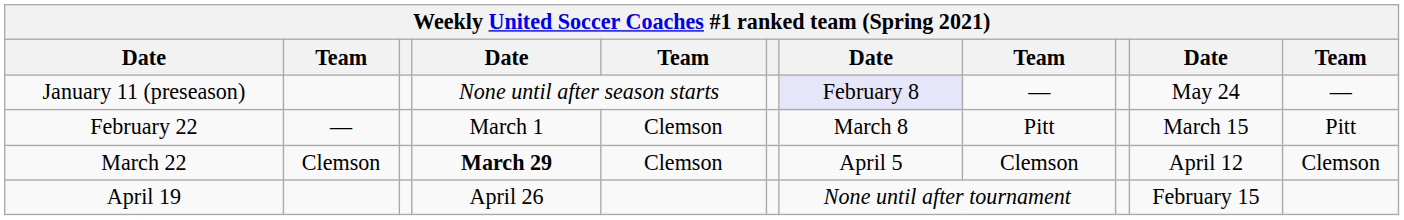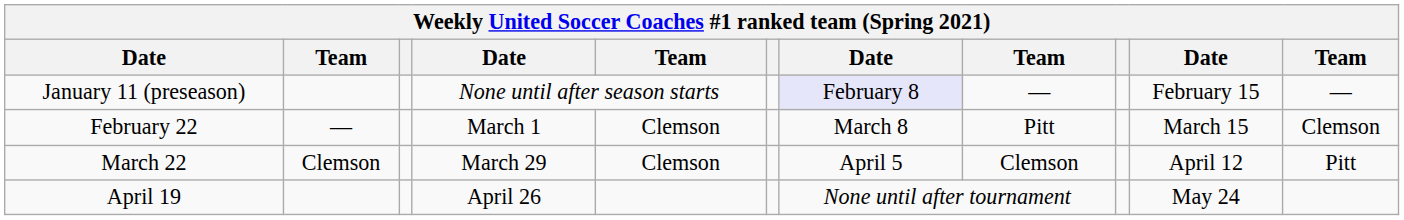(1206, 92) May 24 -> (1206, 92) February 15
(1341, 127) Pitt -> (1341, 127) Clemson
(507, 162) bold -> (504, 162) normal
(1341, 162) Clemson -> (1341, 162) Pitt
(1206, 197) February 15 -> (1206, 197) May 24
